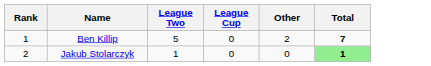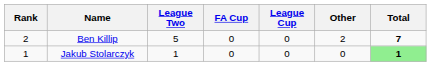+ column: (231, 18)
(26, 38) 1 -> (26, 38) 2
(26, 54) 2 -> (26, 54) 1
